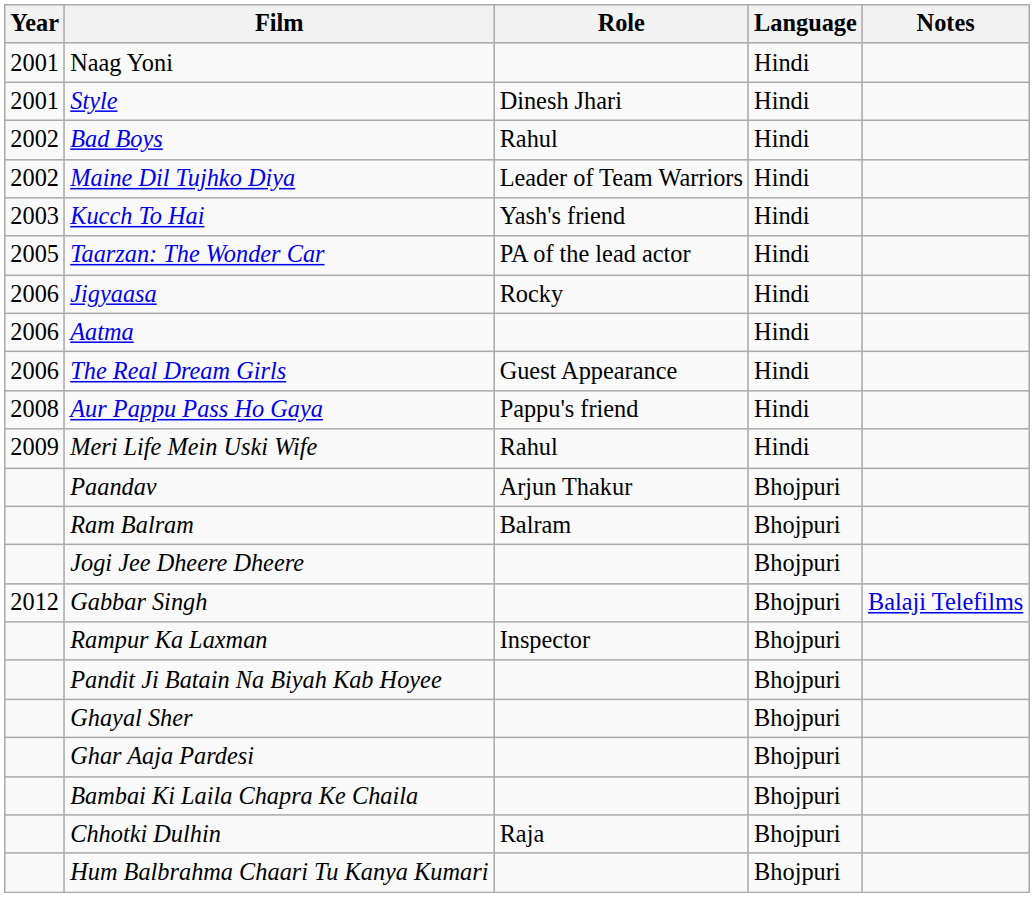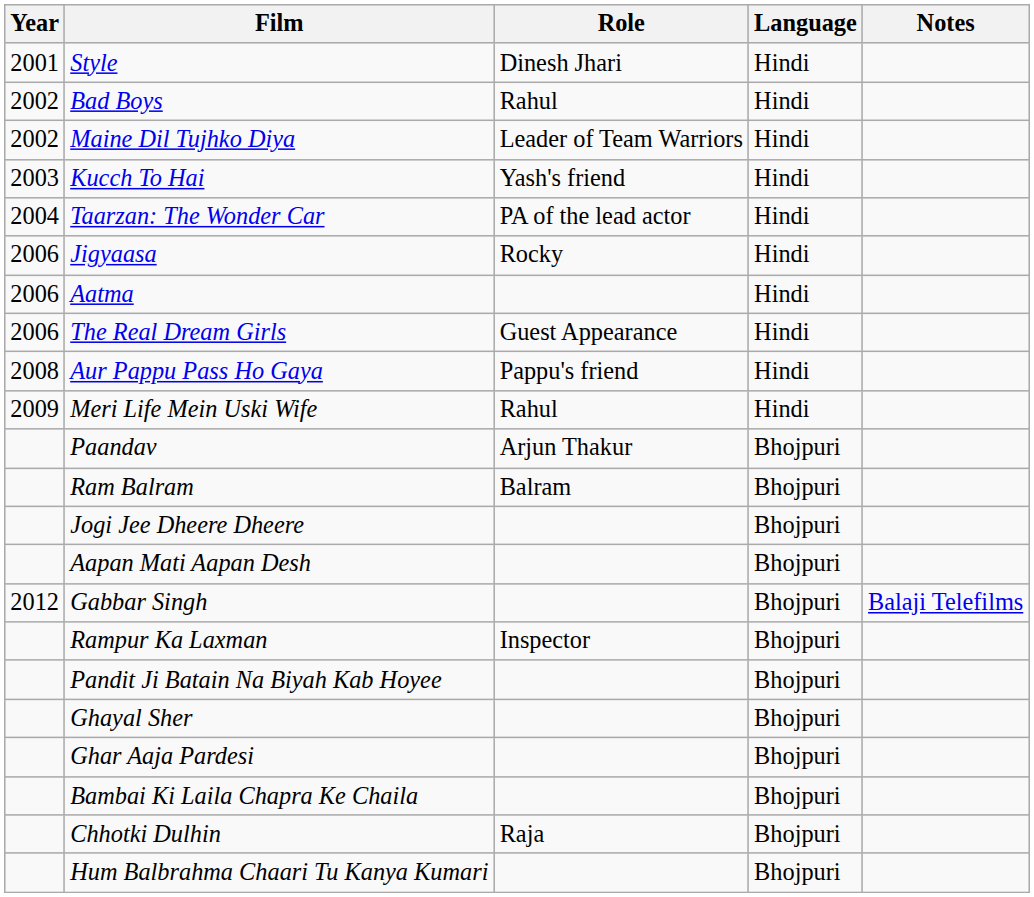- row: (122, 62)
(35, 255) 2005 -> (35, 216) 2004
+ row: (191, 563)
